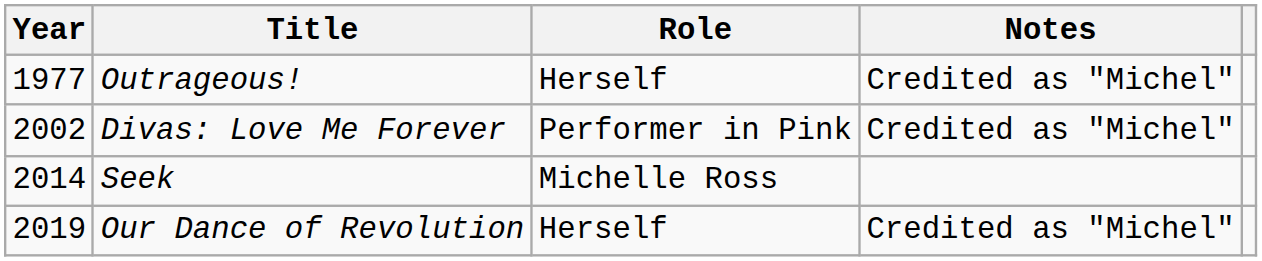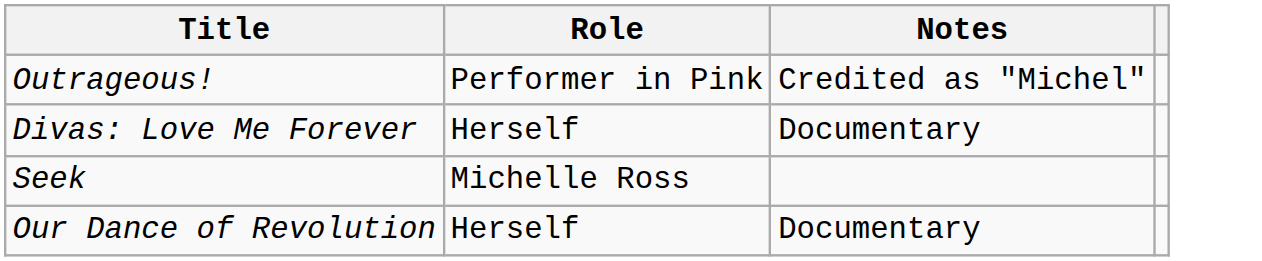- column: (49, 30)
(603, 80) Herself -> (607, 80) Performer in Pink
(695, 130) Performer in Pink -> (515, 130) Herself
(1051, 130) Credited as "Michel" -> (879, 130) Documentary
(1051, 230) Credited as "Michel" -> (879, 230) Documentary
